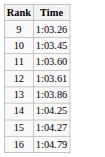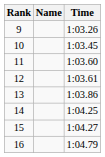+ column: (49, 12)
